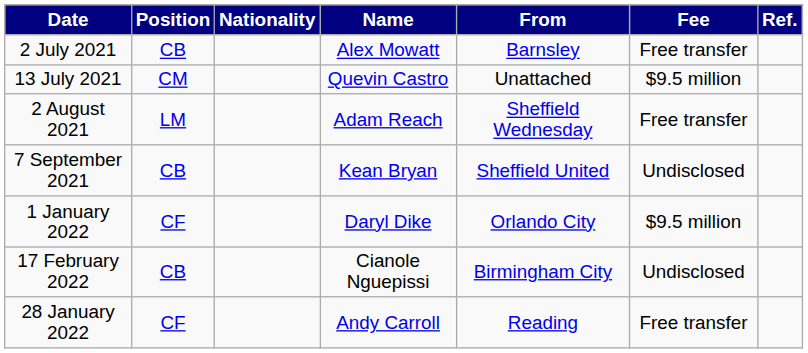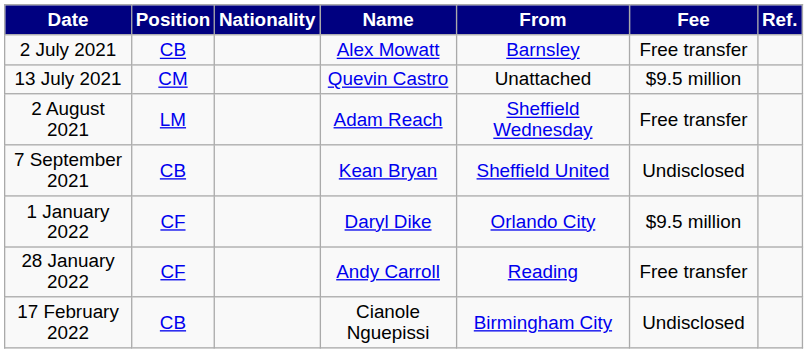rows swapped: (68, 323) <-> (68, 272)
